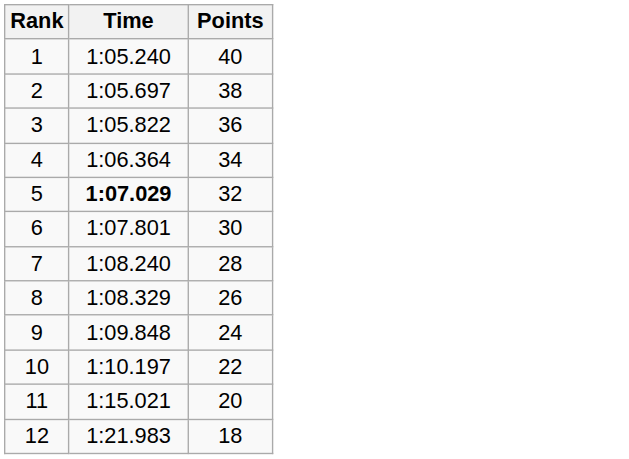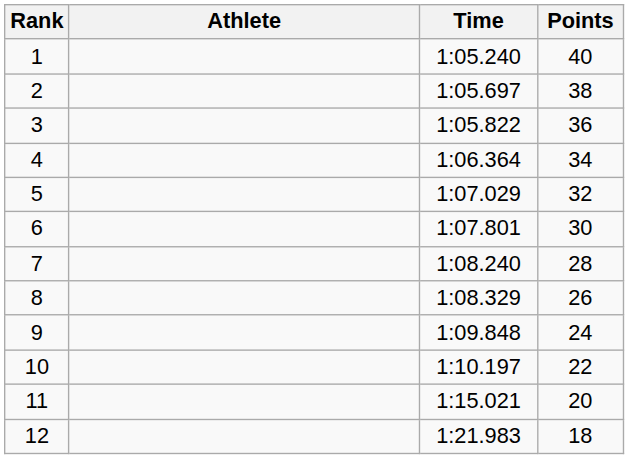+ column: (244, 21)
(129, 194) bold -> (479, 194) normal
